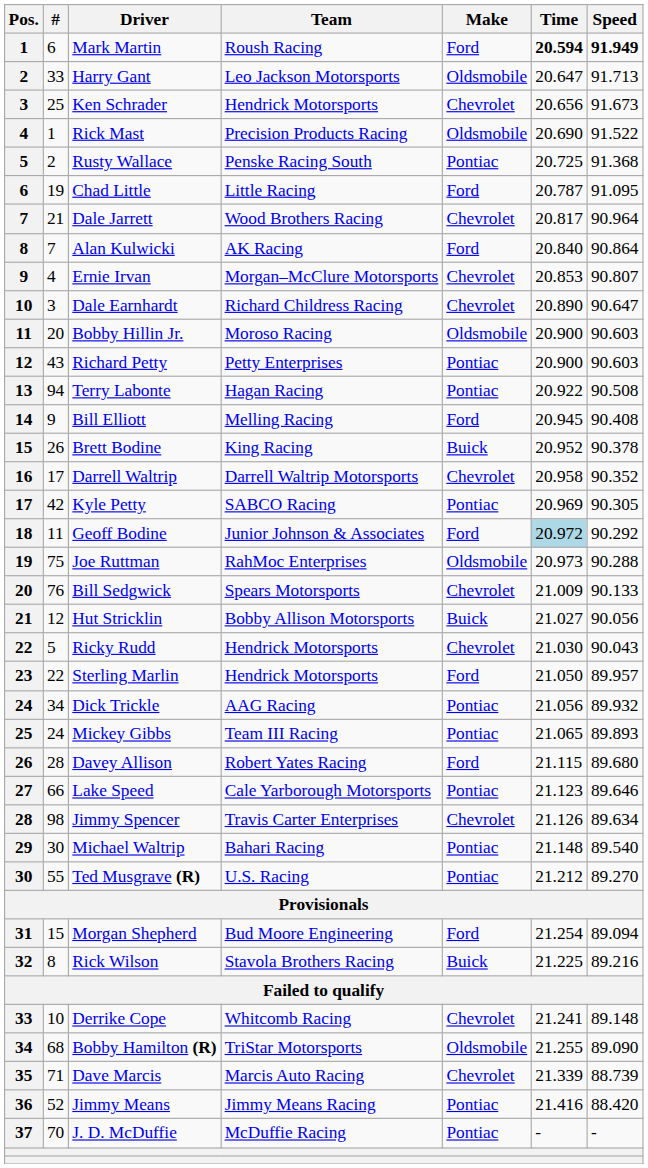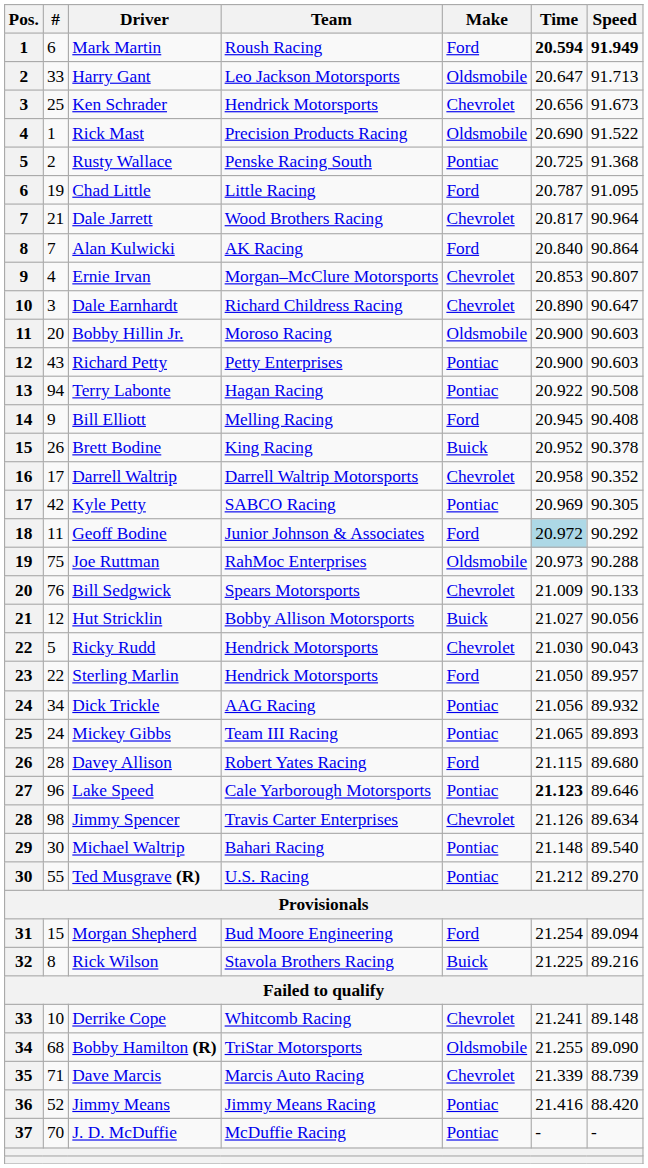(56, 790) 66 -> (56, 790) 96
(559, 790) normal -> (559, 790) bold
